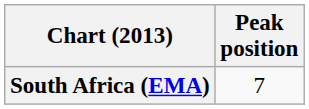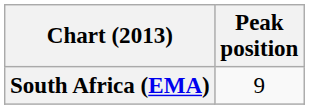(259, 85) 7 -> (259, 85) 9
